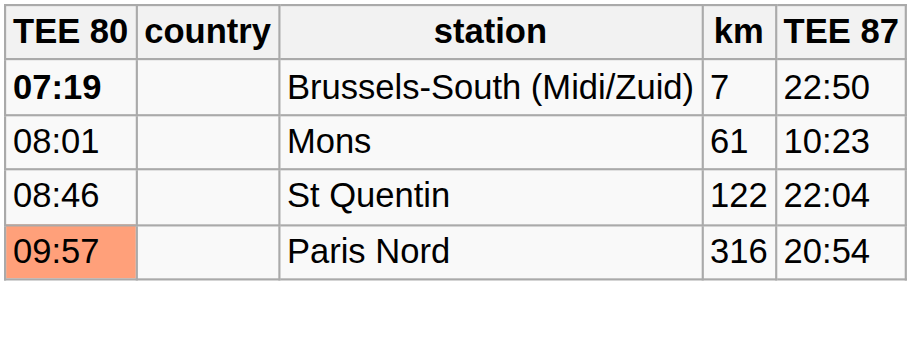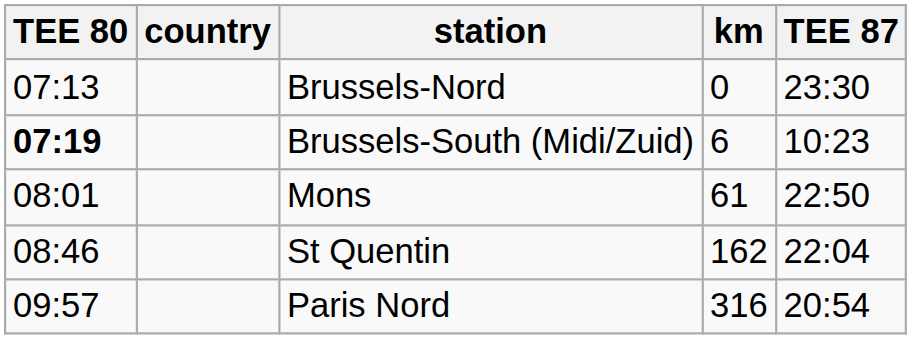+ row: (396, 86)
(720, 86) 7 -> (720, 141) 6
(827, 86) 22:50 -> (827, 141) 10:23
(827, 141) 10:23 -> (827, 196) 22:50
(739, 196) 122 -> (739, 251) 162
(56, 251) lightsalmon background -> (56, 305) no background
